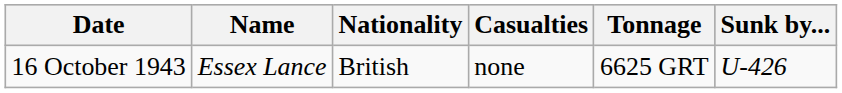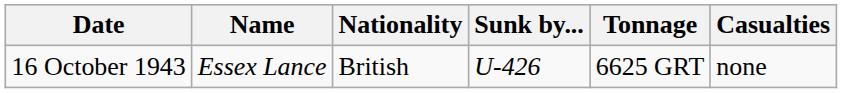columns swapped: (531, 25) <-> (775, 25)
